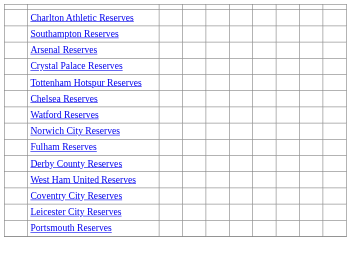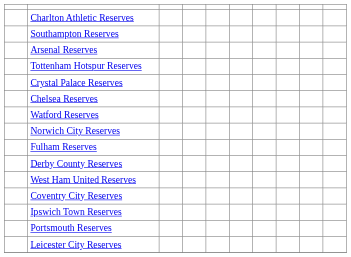rows swapped: (77, 66) <-> (86, 82)
+ row: (76, 212)
rows swapped: (76, 212) <-> (71, 228)
